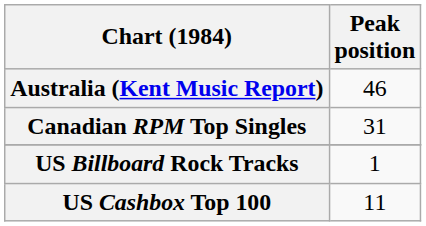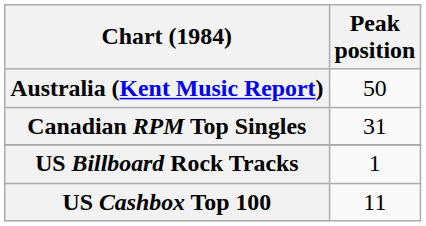(375, 88) 46 -> (375, 88) 50
